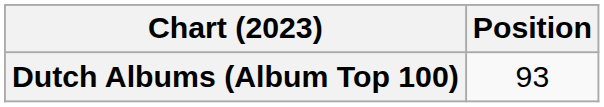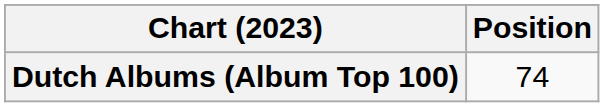(532, 76) 93 -> (532, 76) 74
